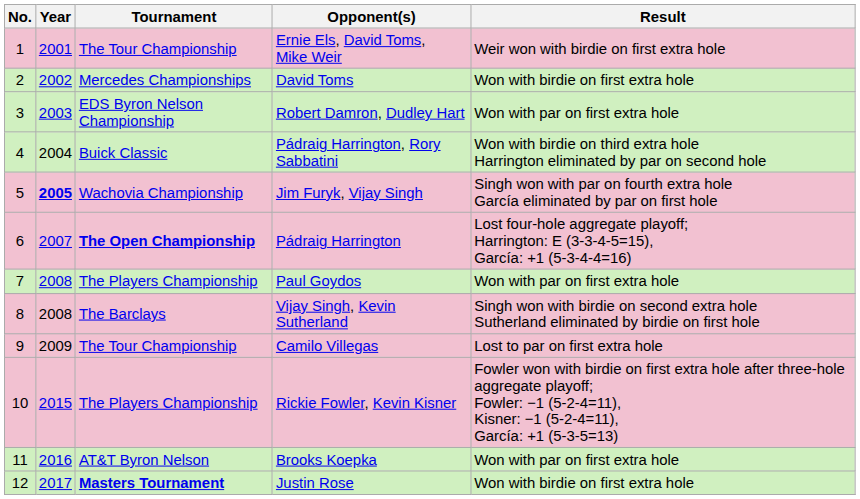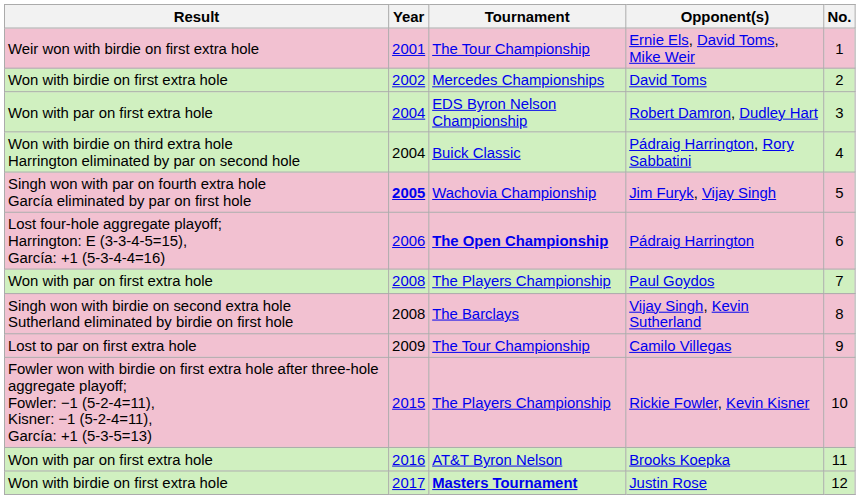columns swapped: (20, 16) <-> (663, 16)
(55, 112) 2003 -> (409, 112) 2004
(55, 241) 2007 -> (409, 241) 2006
